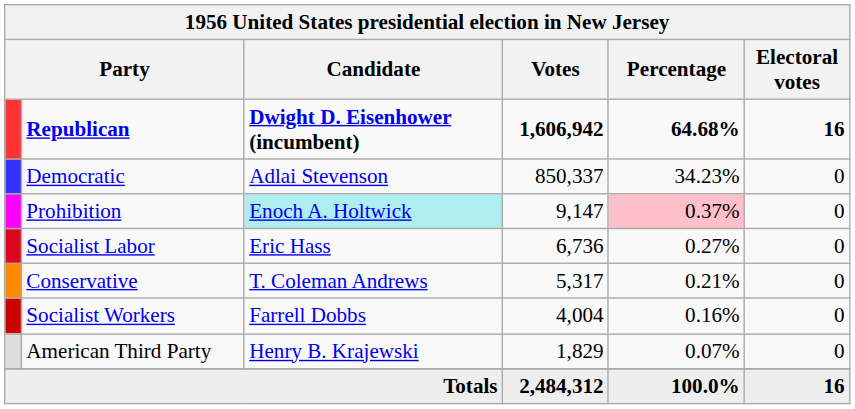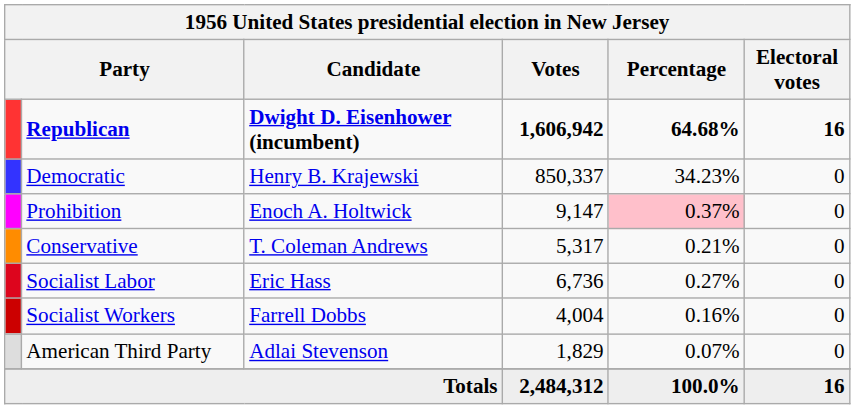(319, 176) Adlai Stevenson -> (334, 176) Henry B. Krajewski
(330, 211) paleturquoise background -> (330, 211) no background
rows swapped: (91, 246) <-> (82, 281)
(334, 350) Henry B. Krajewski -> (319, 350) Adlai Stevenson
